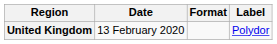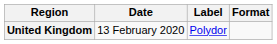columns swapped: (208, 13) <-> (251, 13)
